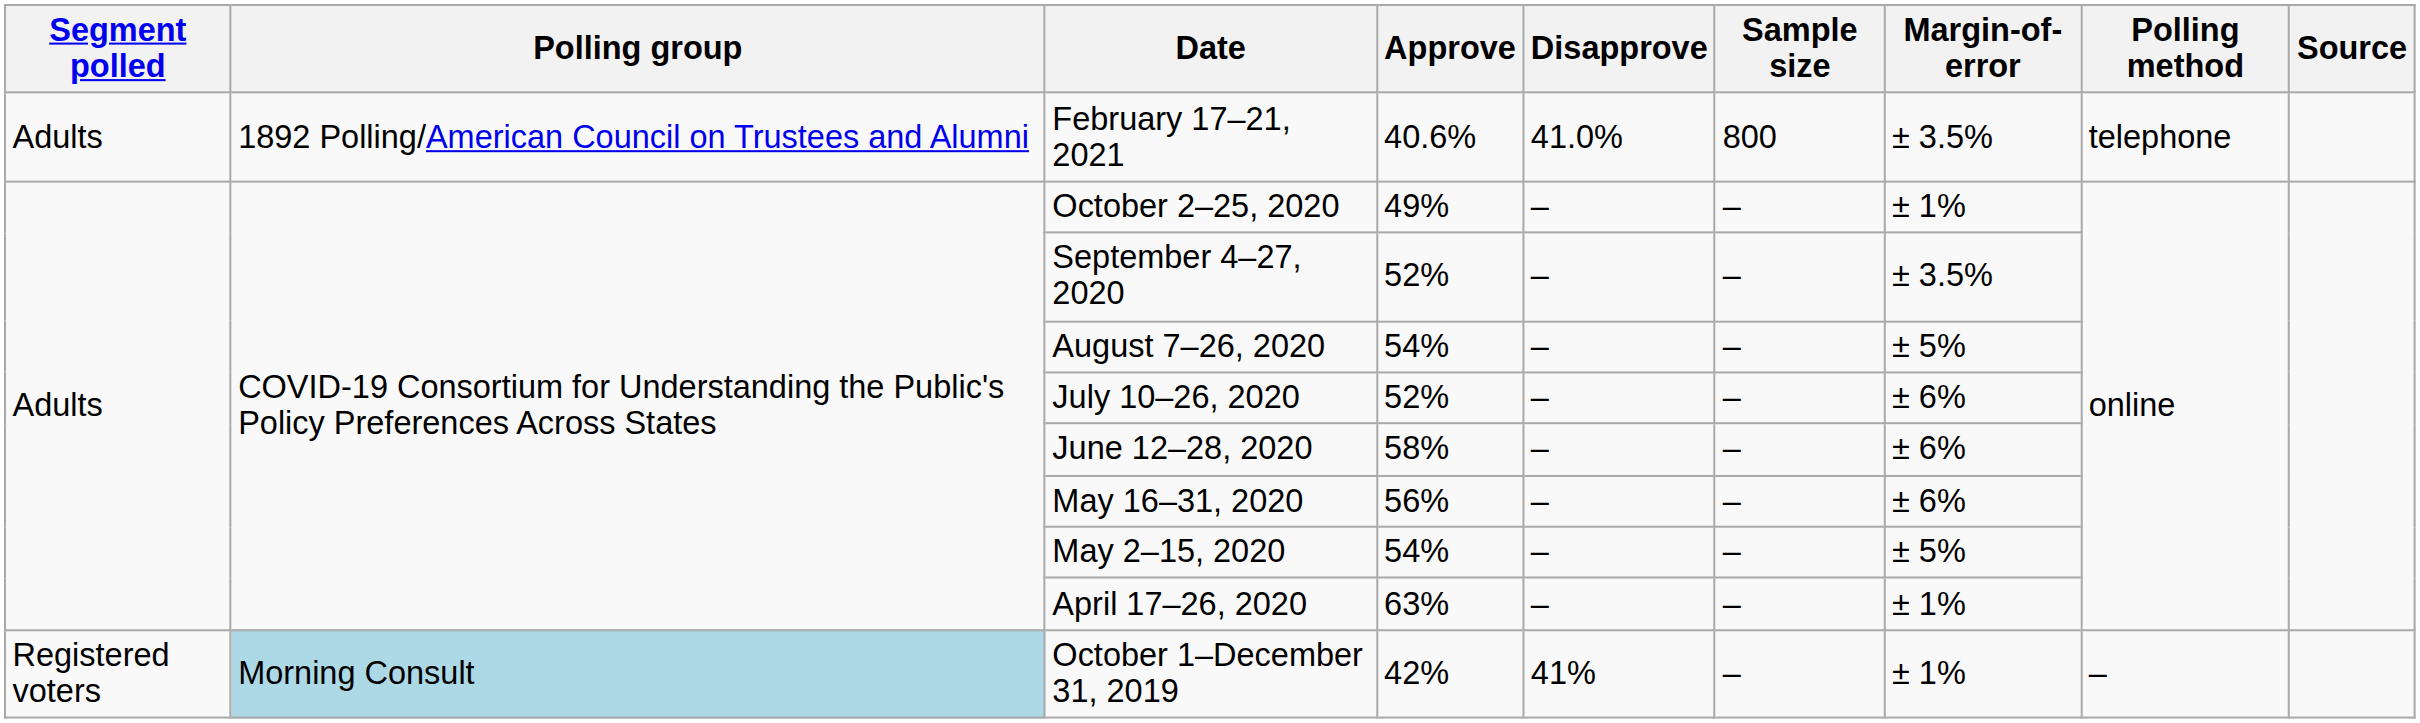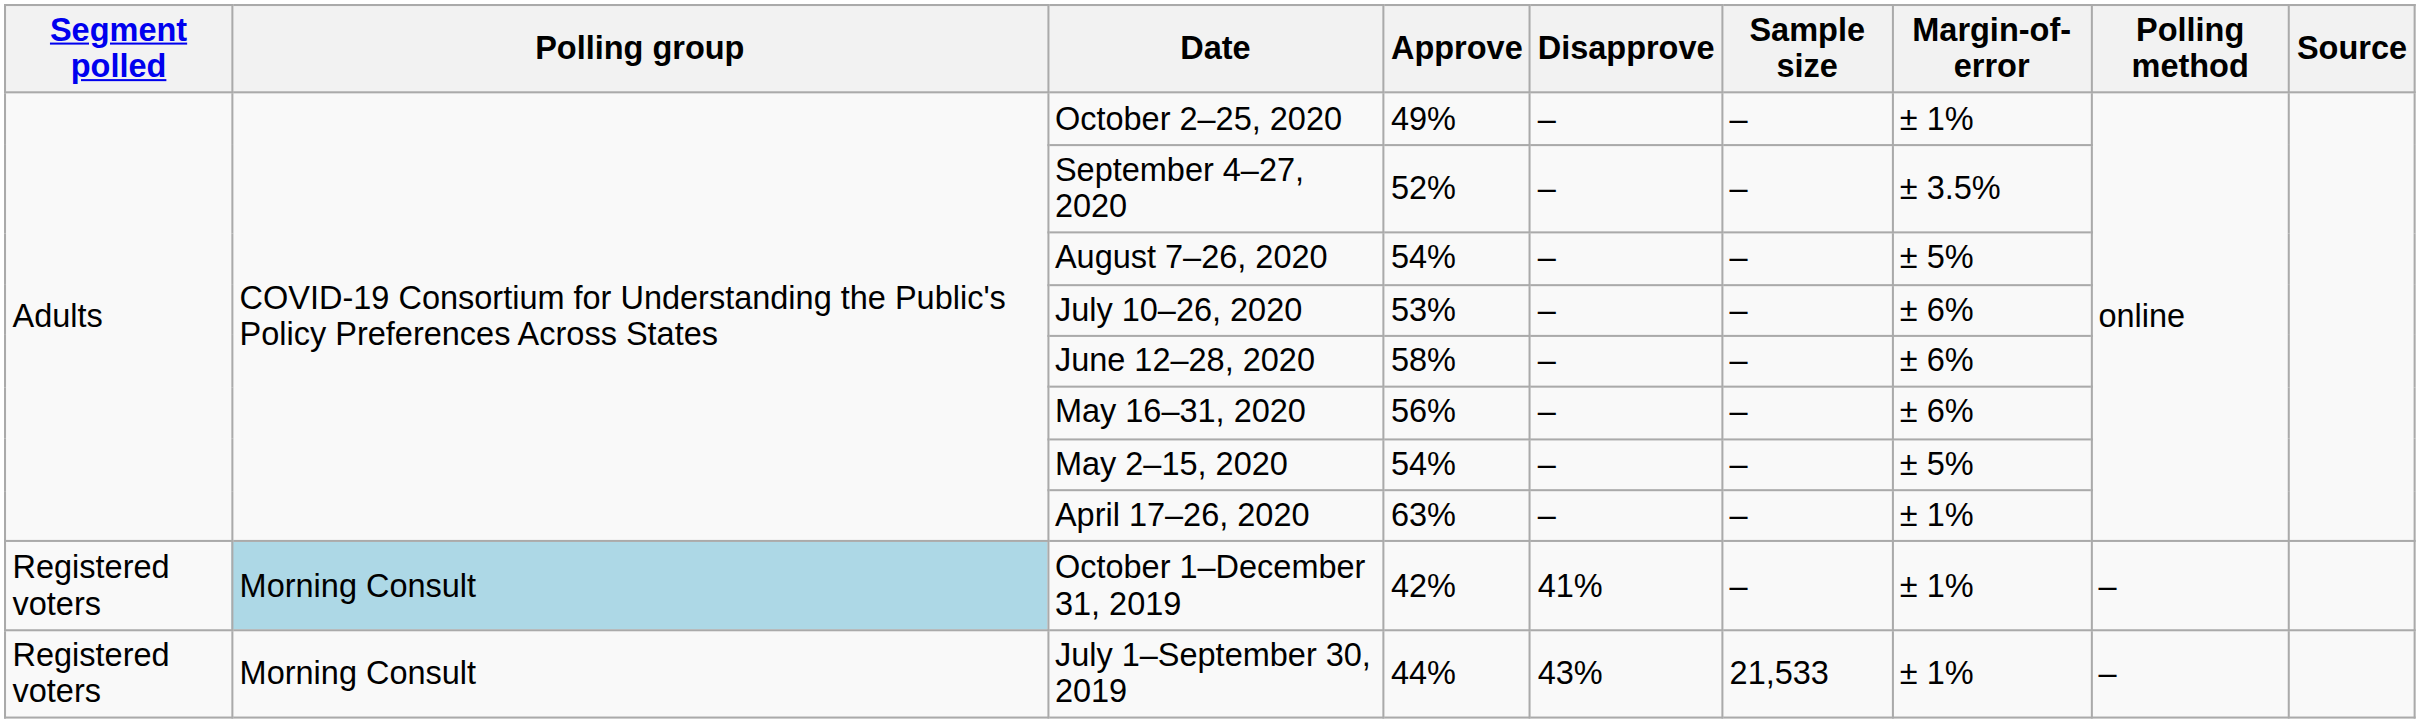- row: (1172, 136)
(1417, 397) 52% -> (1423, 309) 53%
+ row: (1213, 673)
